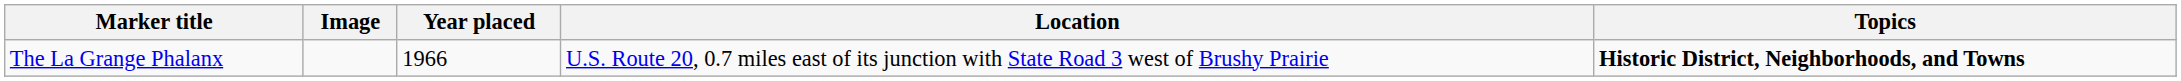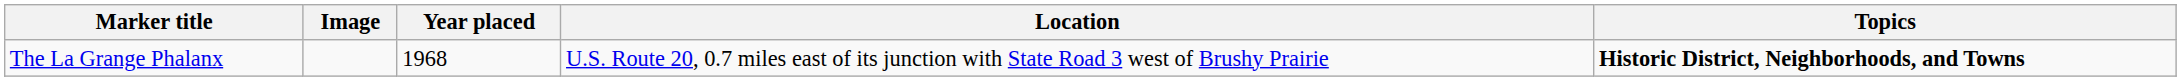(425, 57) 1966 -> (425, 57) 1968
